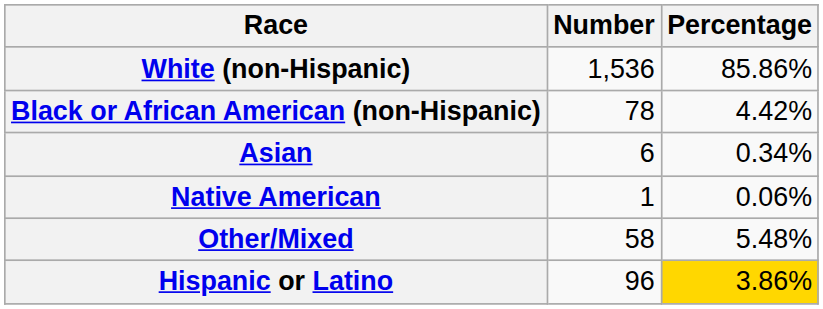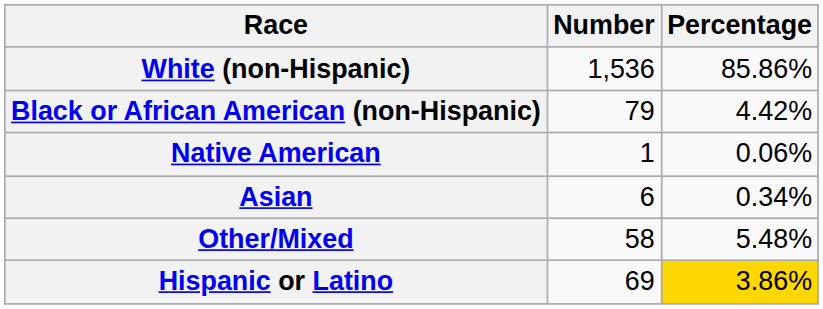(640, 111) 78 -> (640, 111) 79
rows swapped: (276, 196) <-> (276, 153)
(640, 281) 96 -> (640, 281) 69
